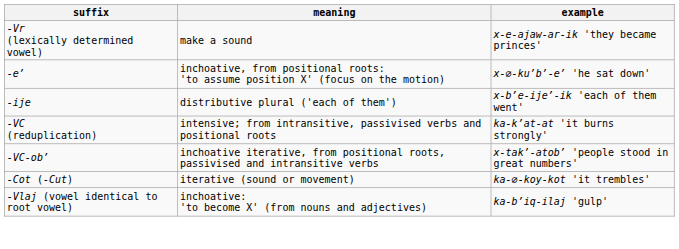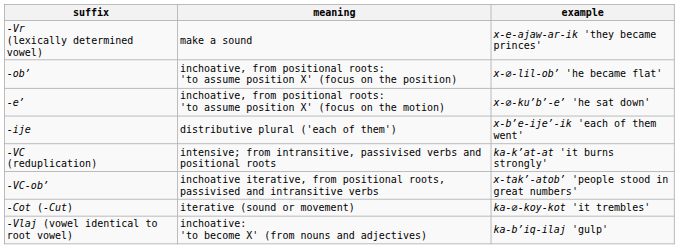+ row: (19, 74)
